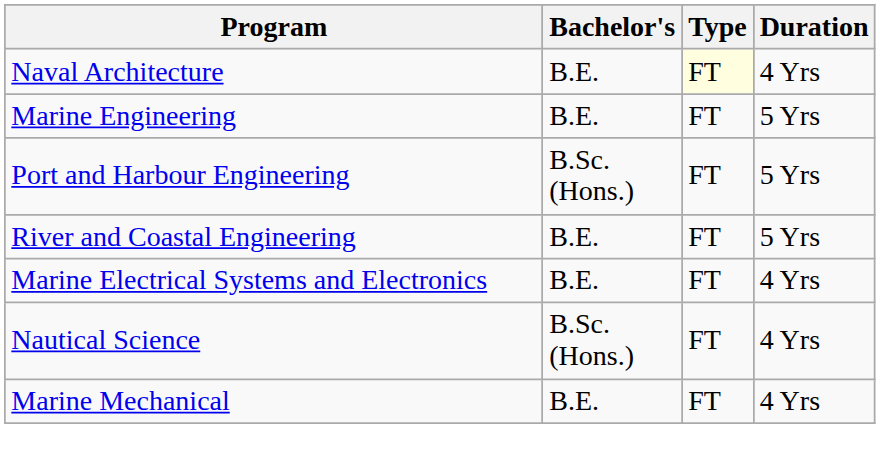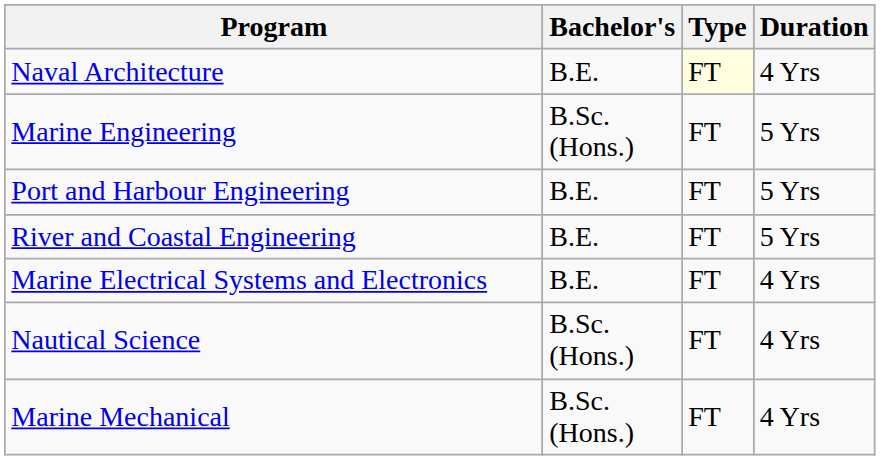(574, 115) B.E. -> (592, 131) B.Sc. (Hons.)
(592, 175) B.Sc. (Hons.) -> (574, 191) B.E.
(574, 400) B.E. -> (592, 416) B.Sc. (Hons.)
